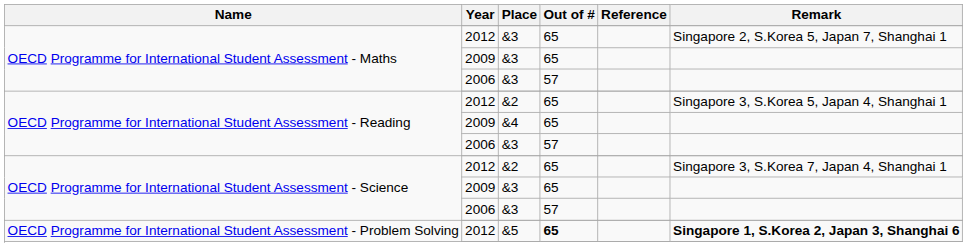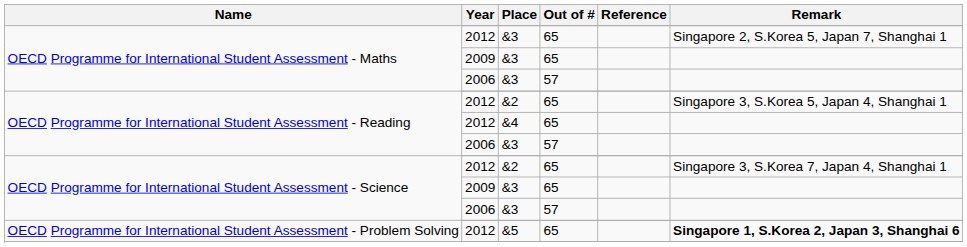(480, 123) 2009 -> (480, 123) 2012
(551, 230) bold -> (551, 230) normal
